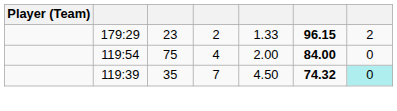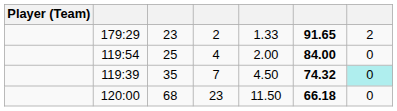(320, 34) 96.15 -> (320, 34) 91.65
(170, 55) 75 -> (170, 55) 25
+ row: (120, 95)
